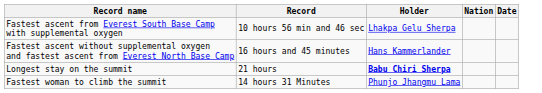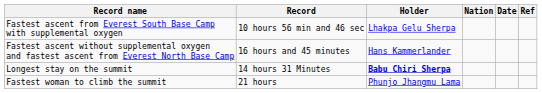+ column: (528, 11)
(258, 69) 21 hours -> (284, 69) 14 hours 31 Minutes
(284, 82) 14 hours 31 Minutes -> (258, 82) 21 hours
